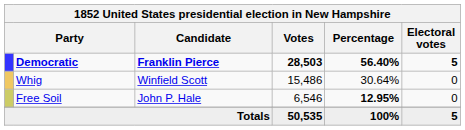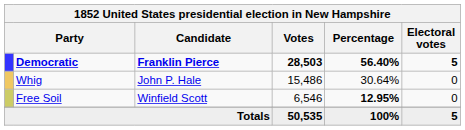(172, 80) Winfield Scott -> (169, 80) John P. Hale
(169, 99) John P. Hale -> (172, 99) Winfield Scott
